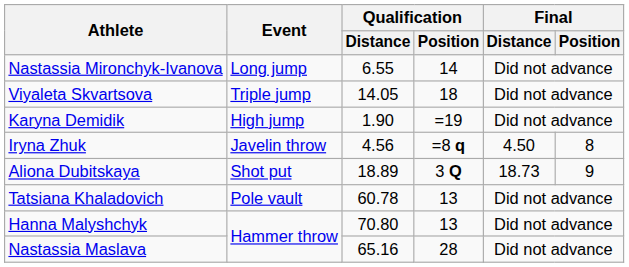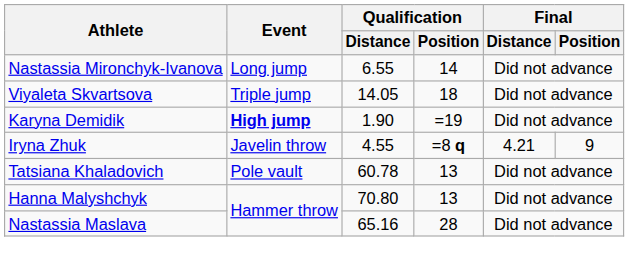(267, 120) normal -> (270, 120) bold
(378, 146) 4.56 -> (378, 146) 4.55
(519, 146) 4.50 -> (519, 146) 4.21
(590, 146) 8 -> (590, 146) 9
- row: (74, 172)
